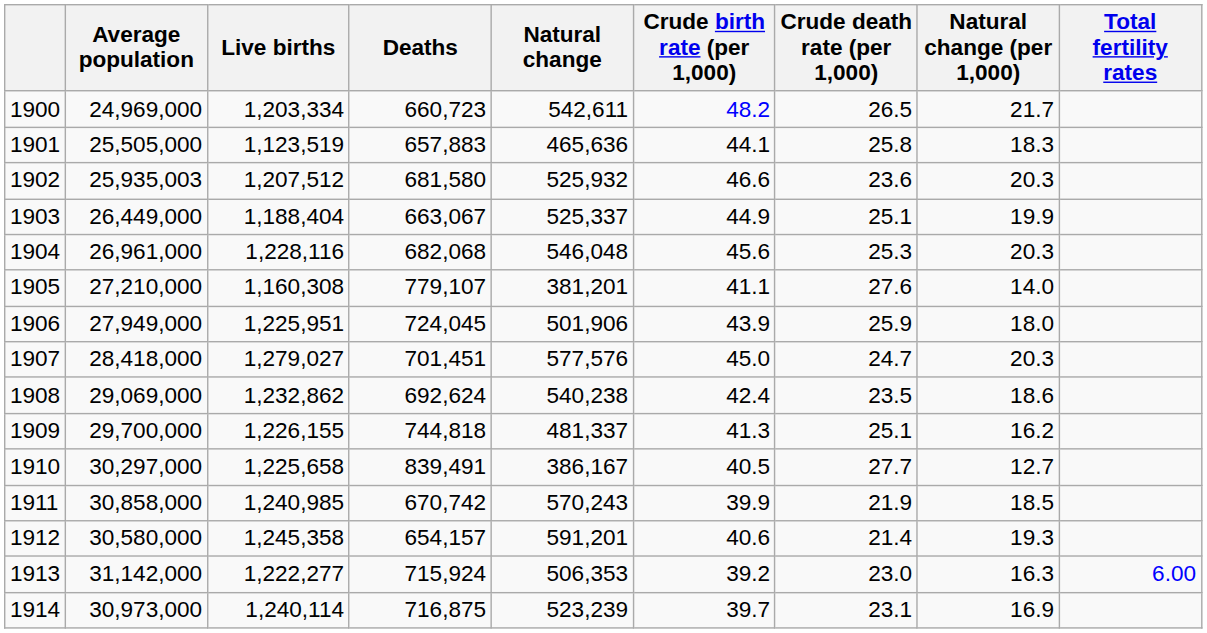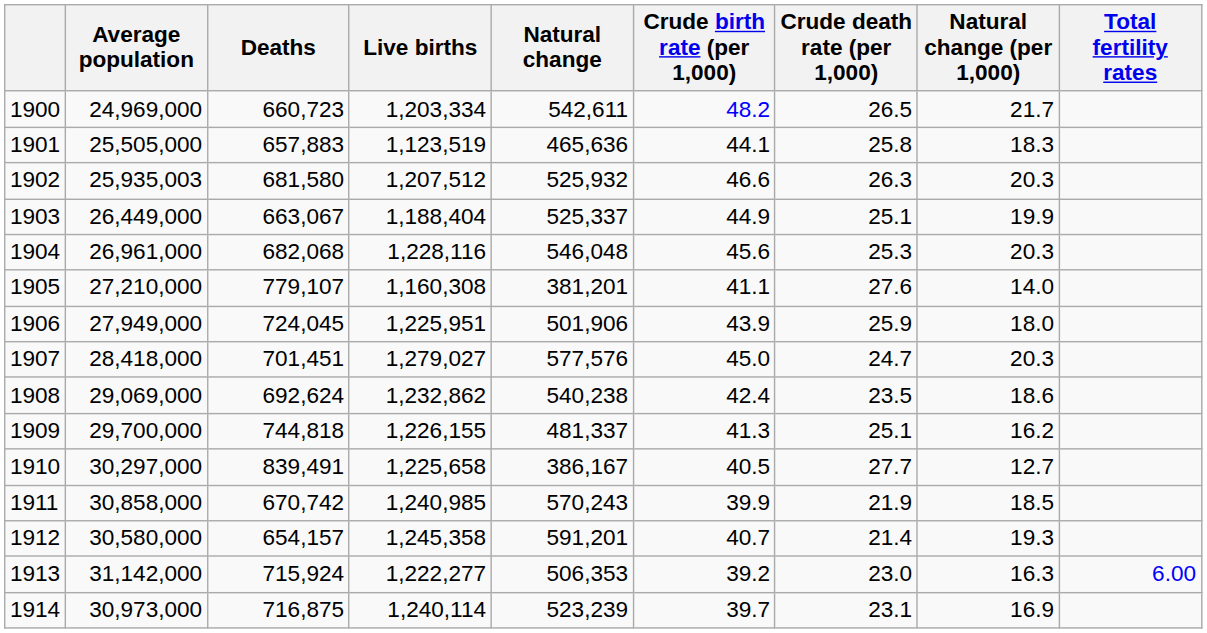columns swapped: (278, 47) <-> (420, 47)
(890, 180) 23.6 -> (890, 180) 26.3
(748, 538) 40.6 -> (748, 538) 40.7
